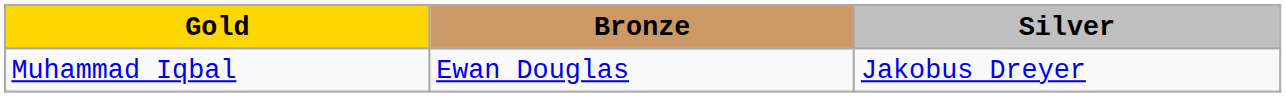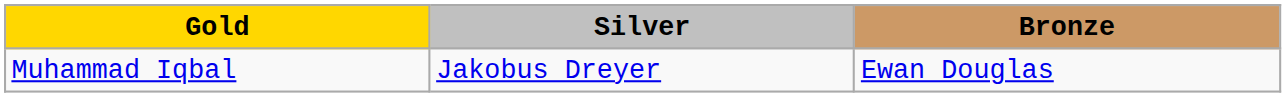columns swapped: (1067, 27) <-> (642, 27)
